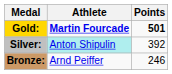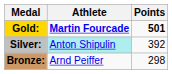(157, 61) 246 -> (157, 61) 298
